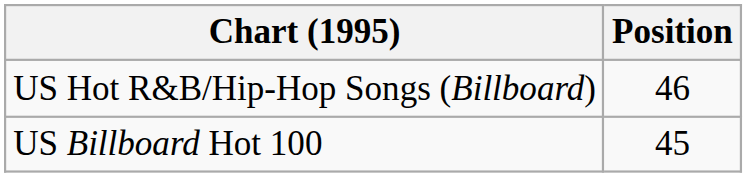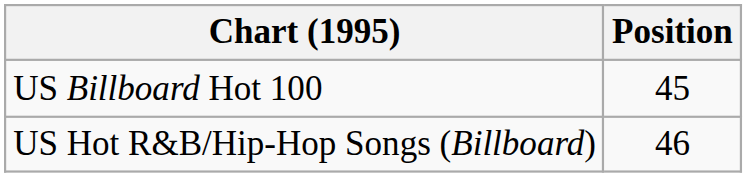rows swapped: (168, 143) <-> (305, 87)
